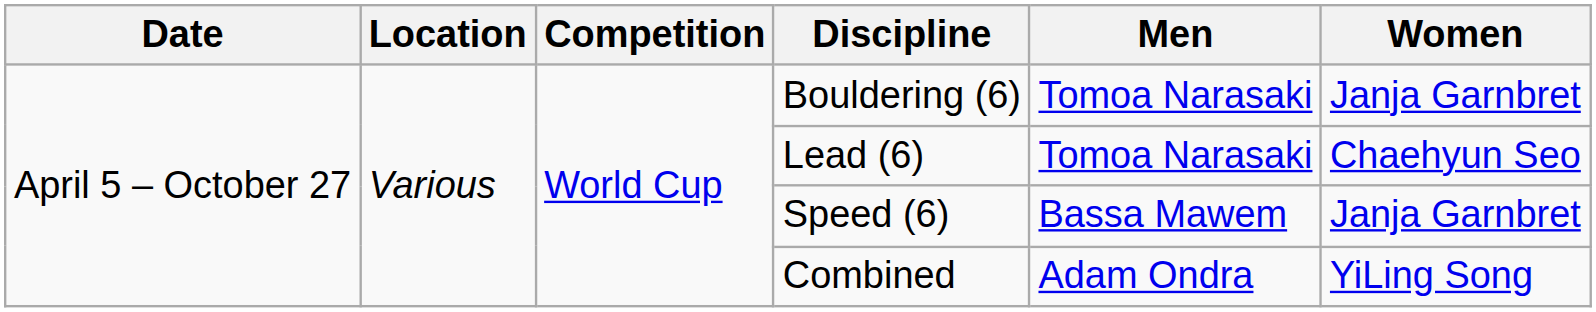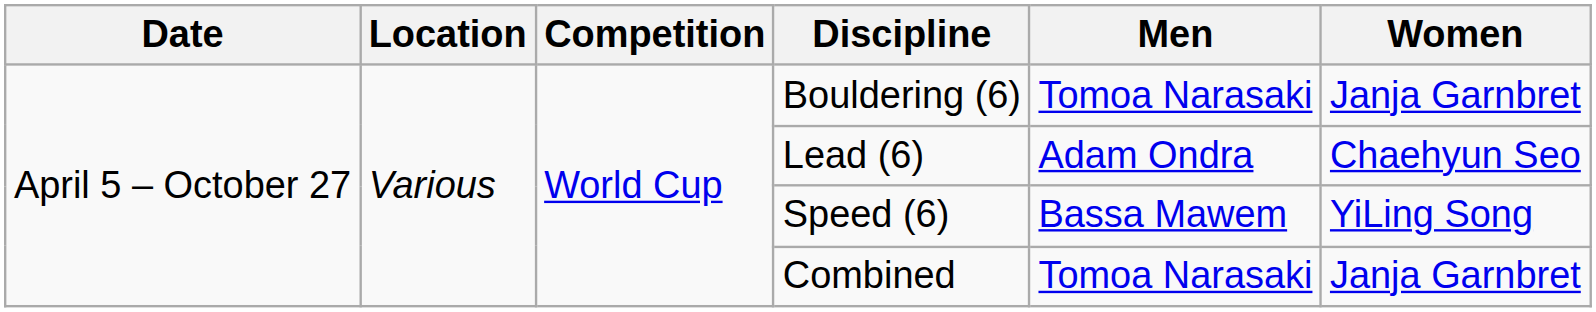(1175, 154) Tomoa Narasaki -> (1146, 154) Adam Ondra
(1455, 214) Janja Garnbret -> (1431, 214) YiLing Song
(1146, 275) Adam Ondra -> (1175, 275) Tomoa Narasaki
(1431, 275) YiLing Song -> (1455, 275) Janja Garnbret
